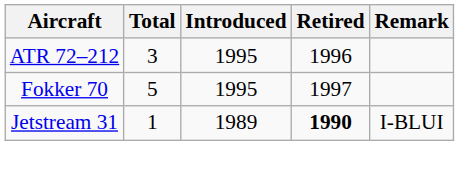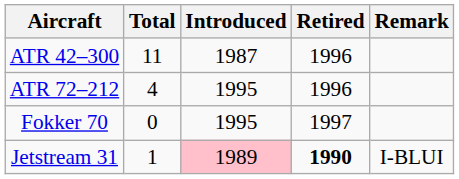+ row: (65, 55)
(152, 55) 3 -> (152, 88) 4
(152, 88) 5 -> (152, 122) 0
(236, 122) no background -> (236, 156) pink background
